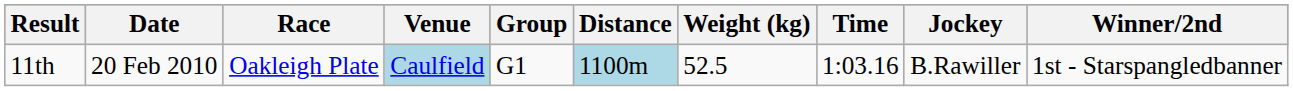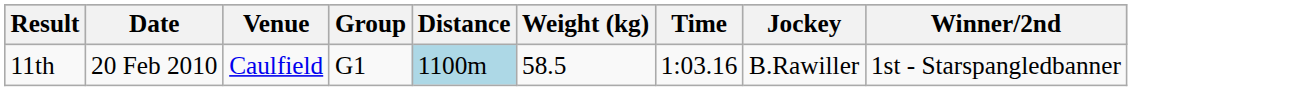- column: (304, 24)
(437, 64) lightblue background -> (276, 64) no background
(705, 64) 52.5 -> (544, 64) 58.5
